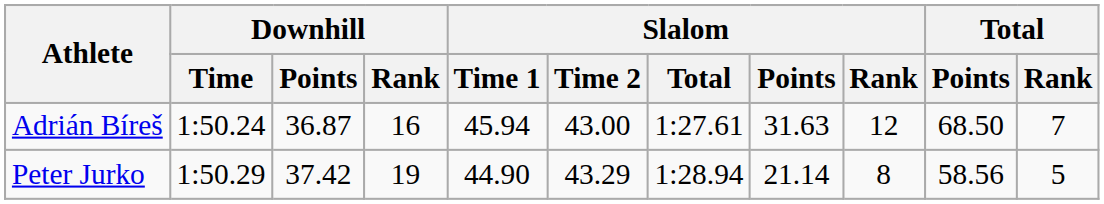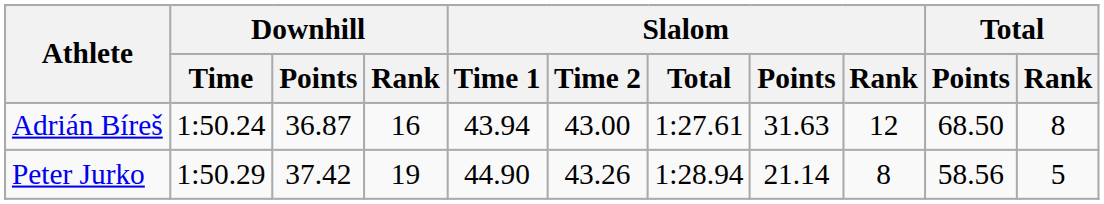(497, 126) 45.94 -> (497, 126) 43.94
(1058, 126) 7 -> (1058, 126) 8
(597, 174) 43.29 -> (597, 174) 43.26
